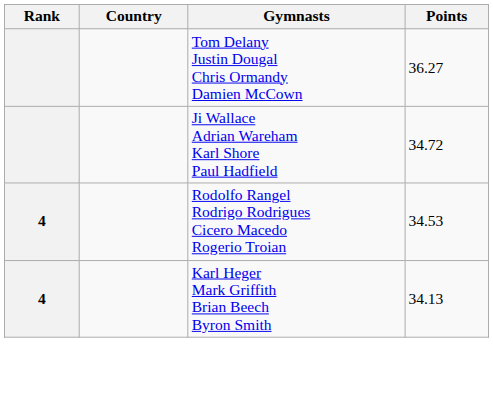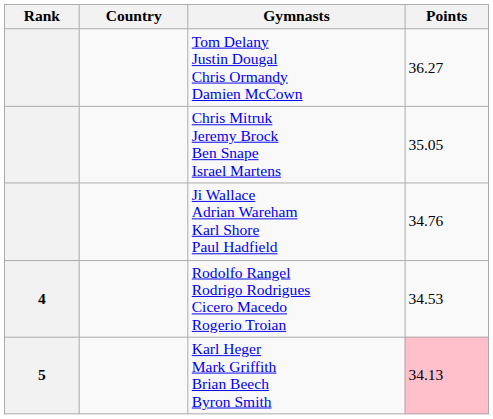+ row: (236, 144)
(426, 144) 34.72 -> (426, 221) 34.76
(42, 298) 4 -> (42, 375) 5
(426, 298) no background -> (426, 375) pink background
